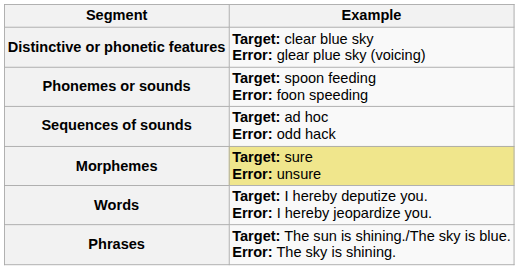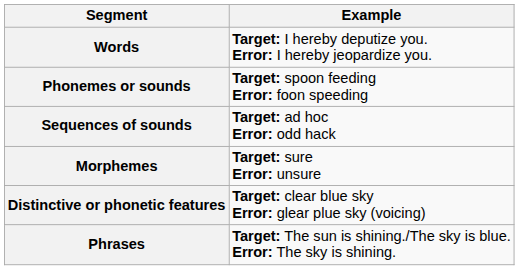rows swapped: (117, 47) <-> (117, 205)
(277, 165) khaki background -> (277, 165) no background
